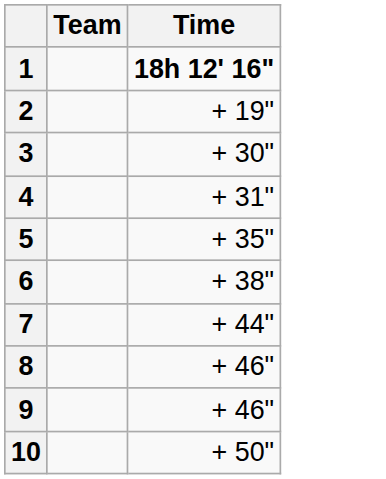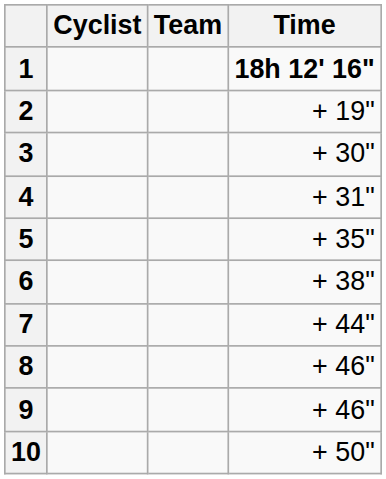+ column: (97, 25)
